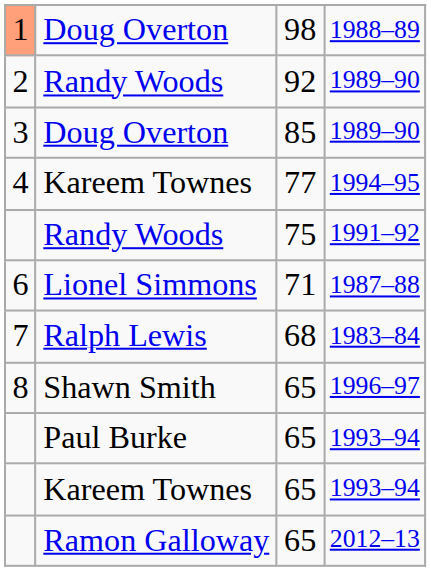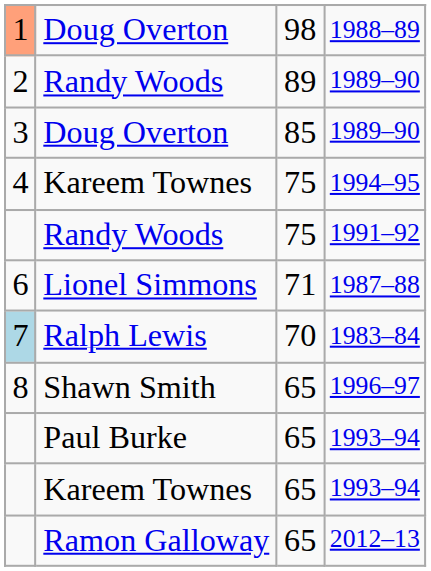(300, 81) 92 -> (300, 81) 89
(300, 183) 77 -> (300, 183) 75
(20, 336) no background -> (20, 336) lightblue background
(300, 336) 68 -> (300, 336) 70
